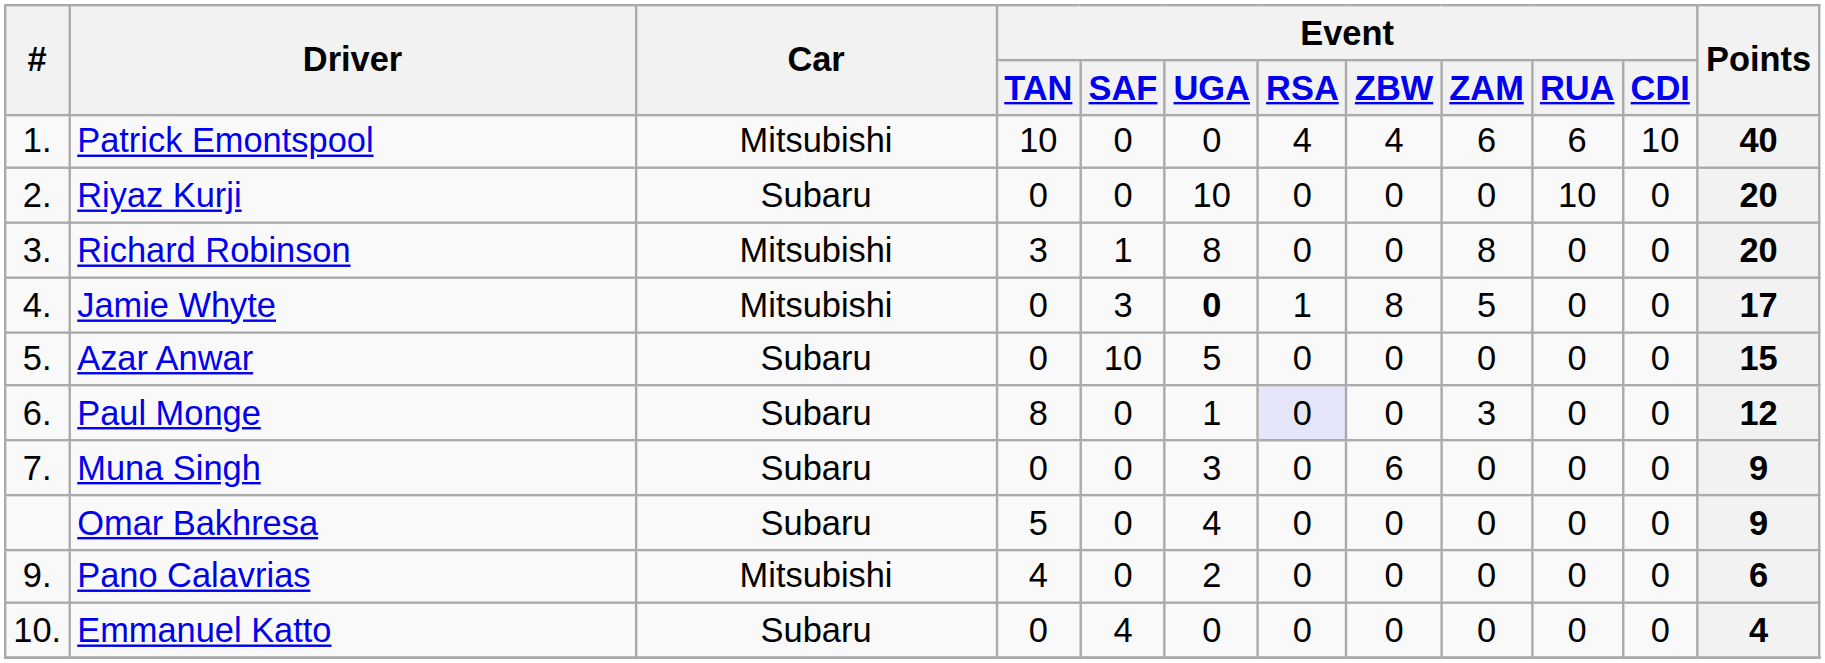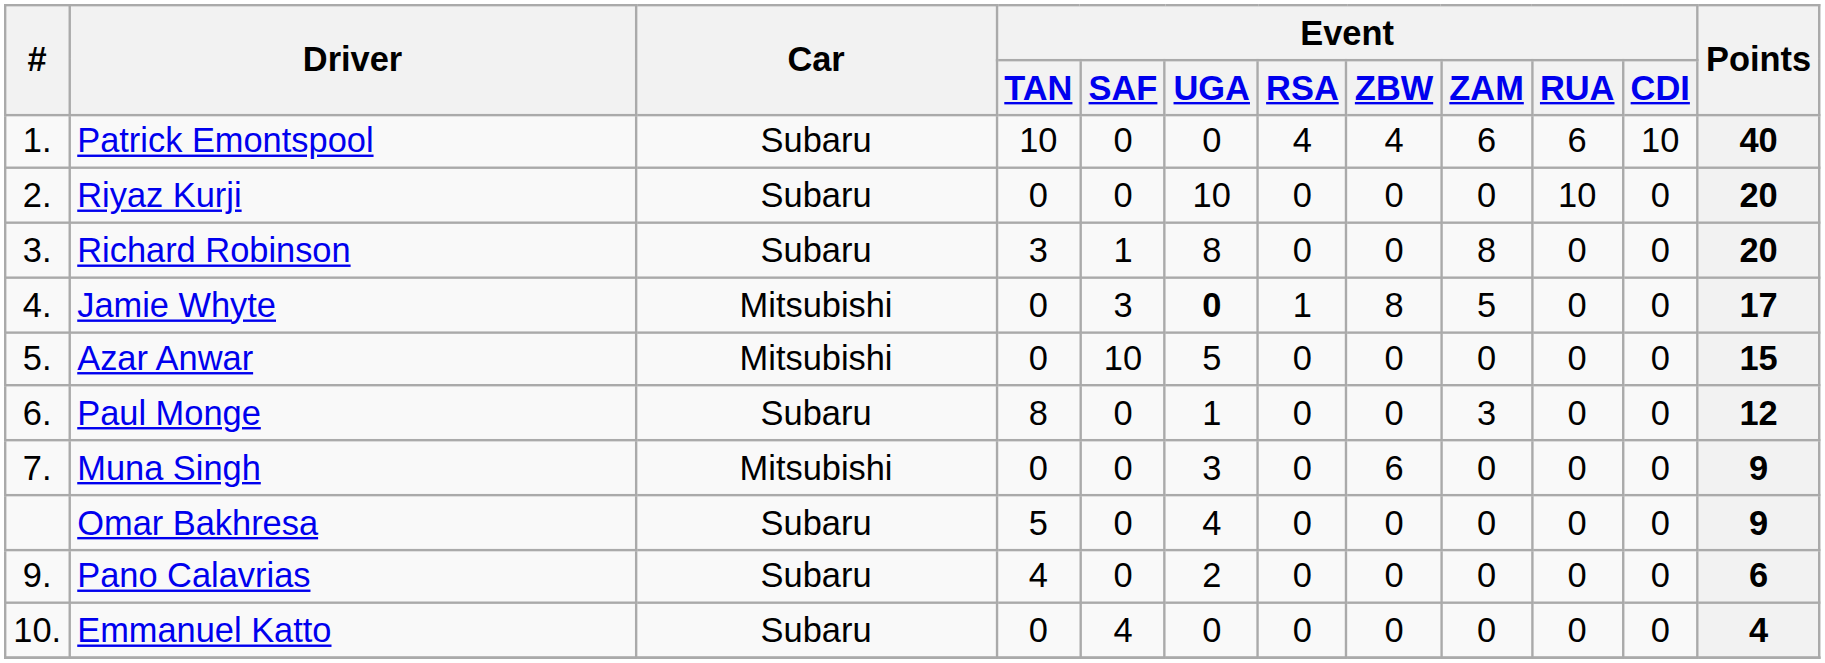(816, 142) Mitsubishi -> (816, 142) Subaru
(816, 250) Mitsubishi -> (816, 250) Subaru
(816, 359) Subaru -> (816, 359) Mitsubishi
(1302, 413) lavender background -> (1302, 413) no background
(816, 468) Subaru -> (816, 468) Mitsubishi
(816, 576) Mitsubishi -> (816, 576) Subaru
